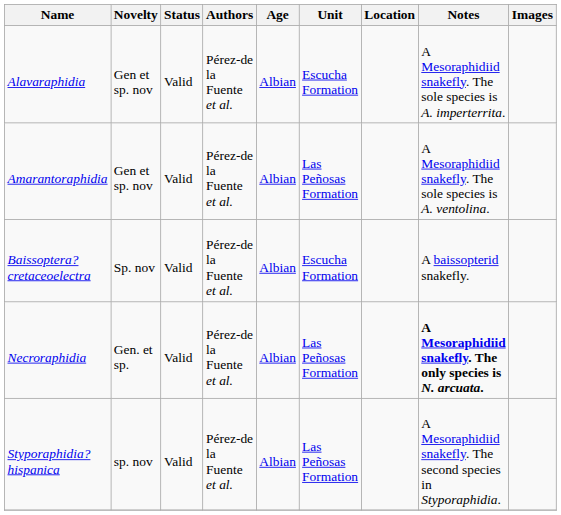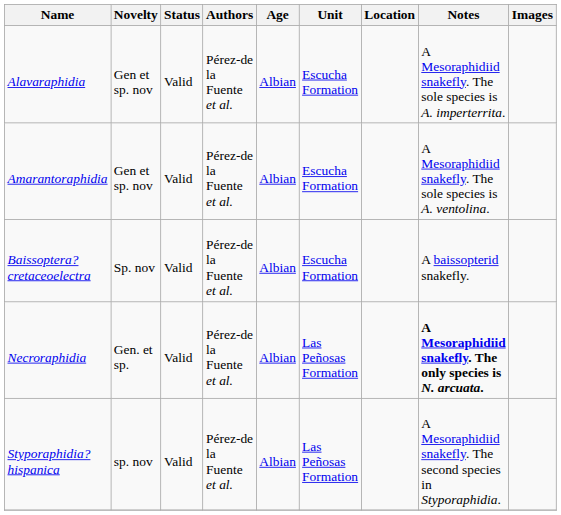(330, 178) Las Peñosas Formation -> (330, 178) Escucha Formation
